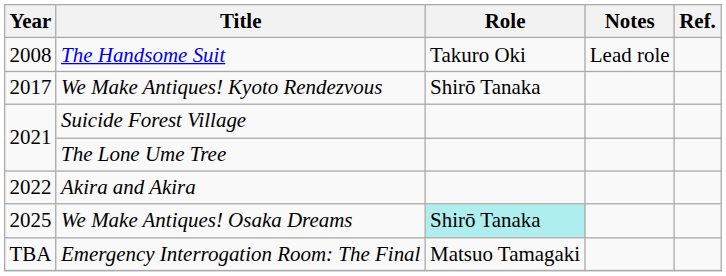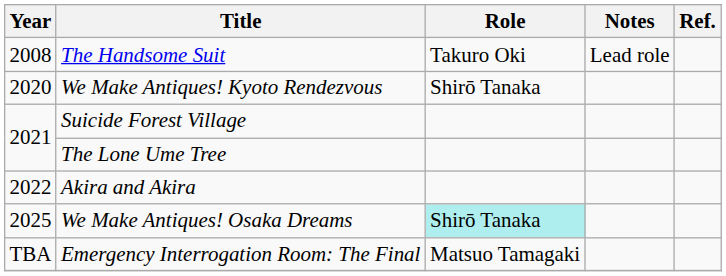(30, 87) 2017 -> (30, 87) 2020
